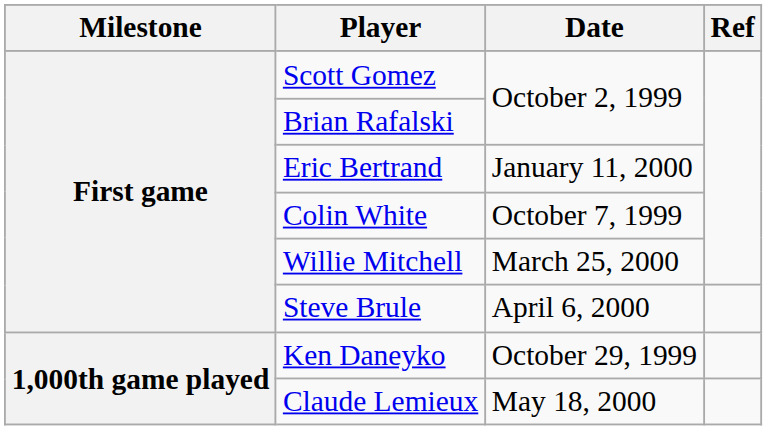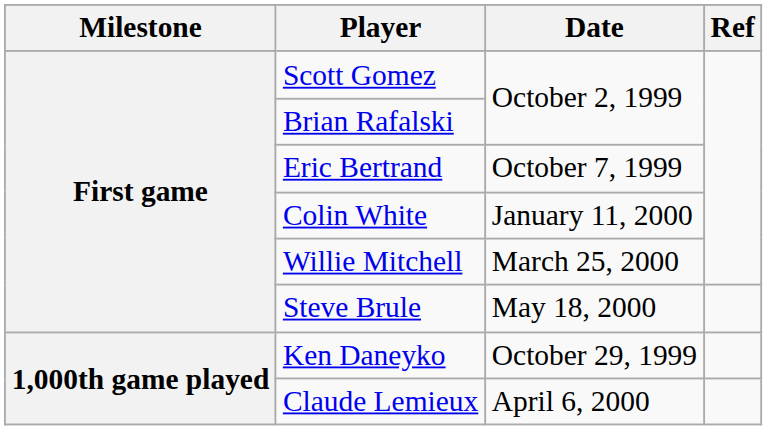(592, 167) January 11, 2000 -> (587, 167) October 7, 1999
(587, 214) October 7, 1999 -> (592, 214) January 11, 2000
(571, 307) April 6, 2000 -> (574, 307) May 18, 2000
(574, 401) May 18, 2000 -> (571, 401) April 6, 2000
